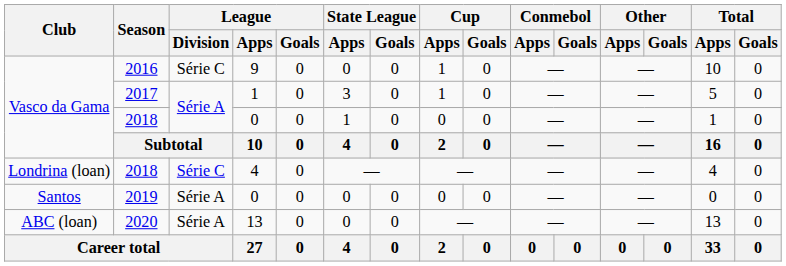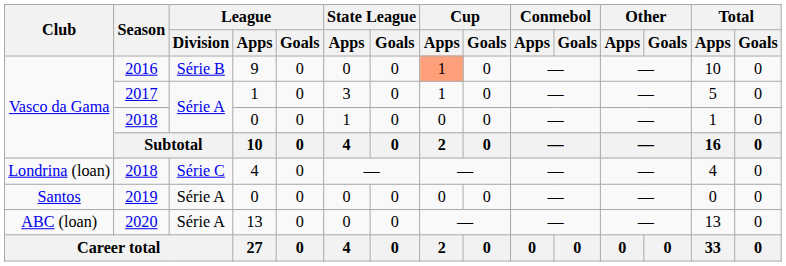(201, 68) Série C -> (201, 68) Série B
(442, 68) no background -> (442, 68) lightsalmon background
